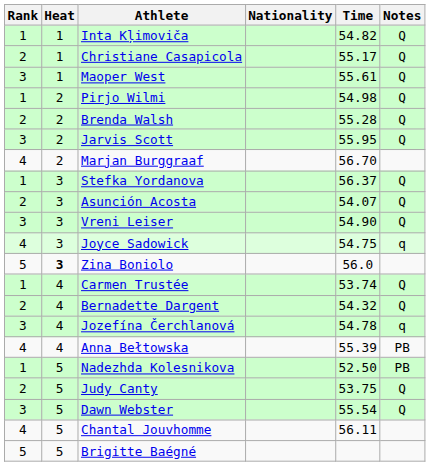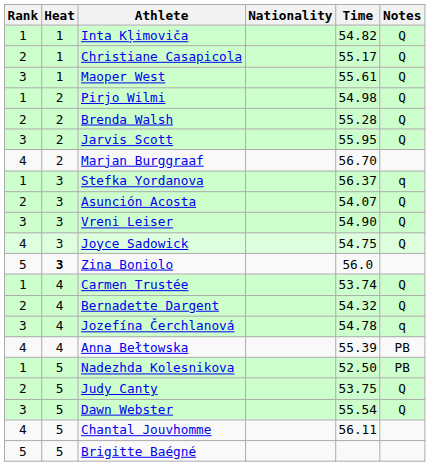(402, 181) Q -> (402, 181) q
(402, 243) q -> (402, 243) Q
